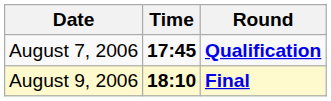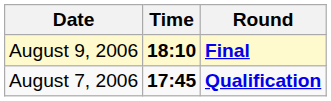rows swapped: (74, 50) <-> (74, 80)
